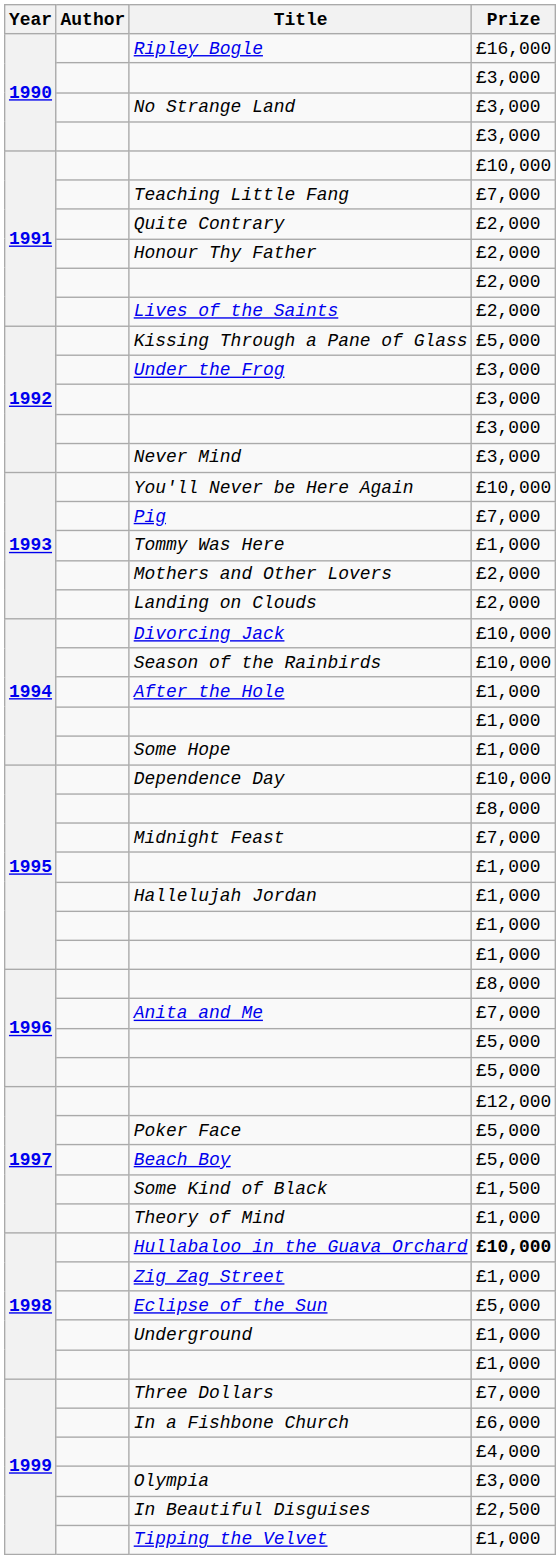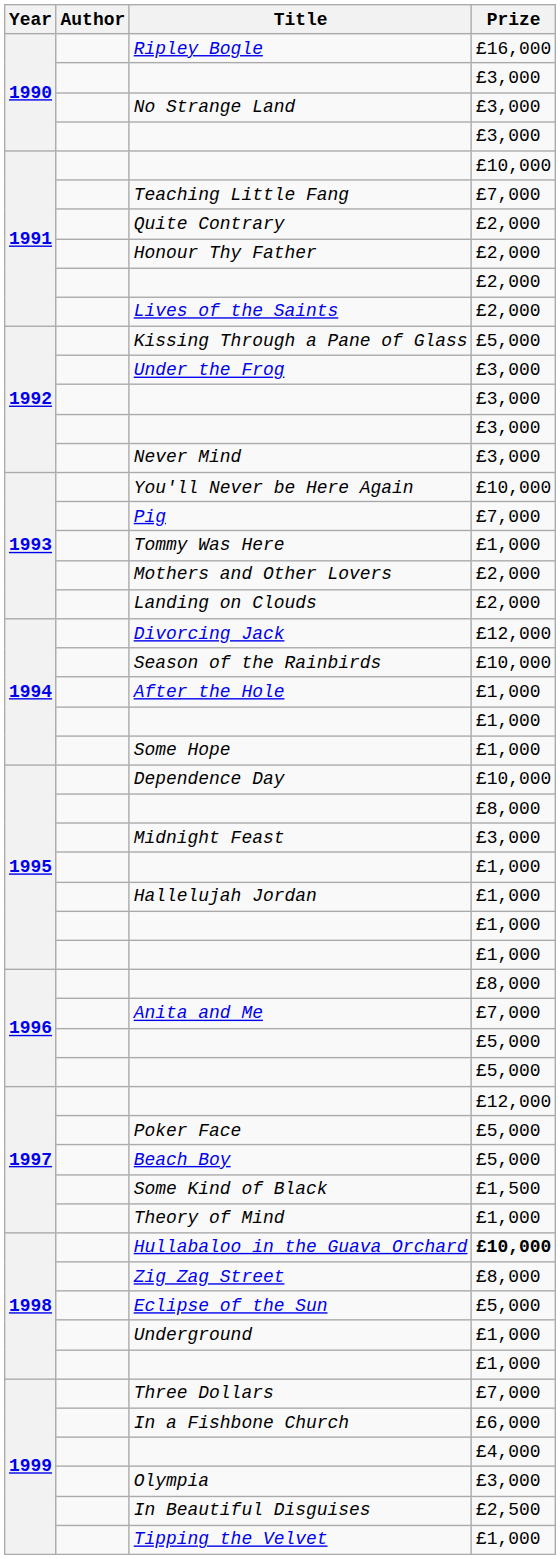(514, 633) £10,000 -> (514, 633) £12,000
(508, 838) £7,000 -> (508, 838) £3,000
(508, 1277) £1,000 -> (508, 1277) £8,000
